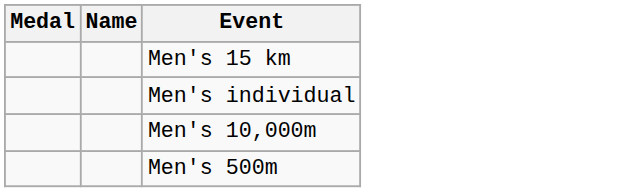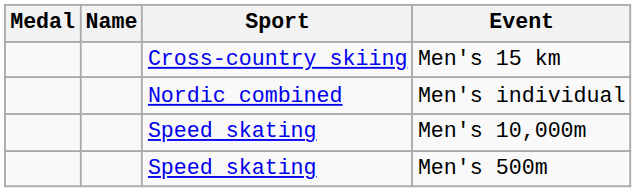+ column: (278, 23)
